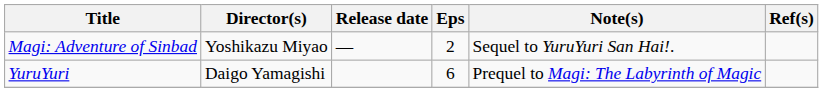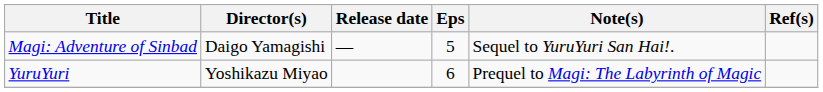(266, 45) Yoshikazu Miyao -> (265, 45) Daigo Yamagishi
(450, 45) 2 -> (450, 45) 5
(265, 73) Daigo Yamagishi -> (266, 73) Yoshikazu Miyao
